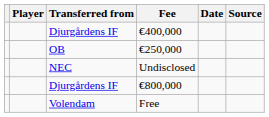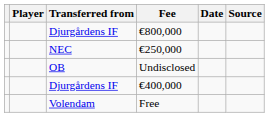rows swapped: (160, 85) <-> (160, 31)
(57, 49) OB -> (60, 49) NEC
(60, 67) NEC -> (57, 67) OB
